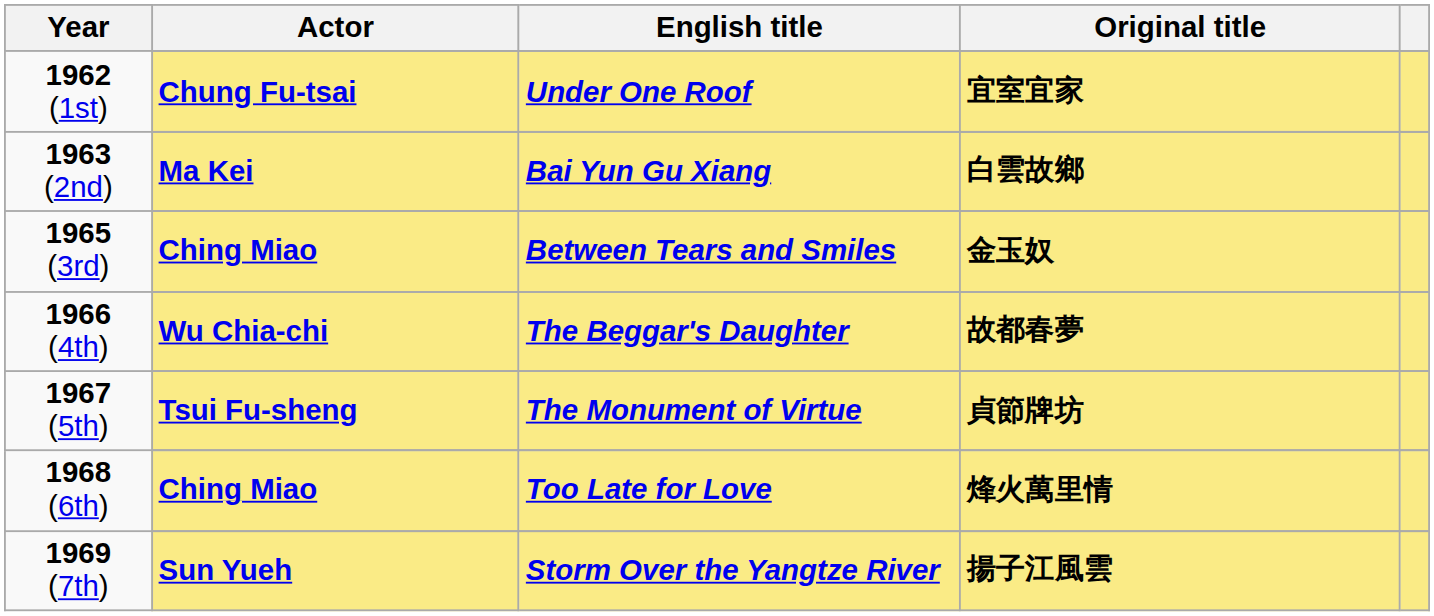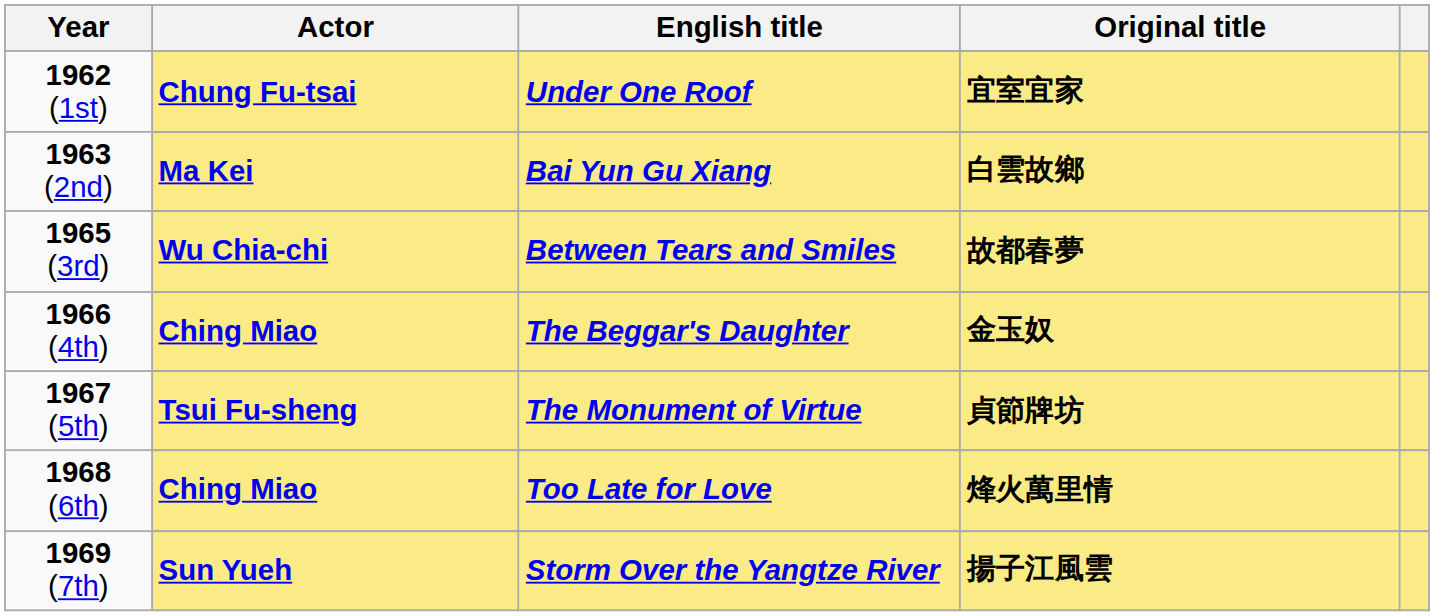(238, 250) Ching Miao -> (243, 250) Wu Chia-chi
(1011, 249) 金玉奴 -> (1025, 249) 故都春夢
(243, 330) Wu Chia-chi -> (238, 330) Ching Miao
(1025, 329) 故都春夢 -> (1011, 329) 金玉奴
